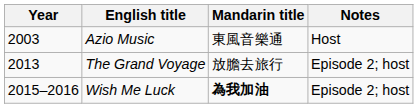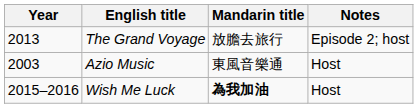rows swapped: (120, 39) <-> (145, 64)
(360, 90) Episode 2; host -> (326, 90) Host
